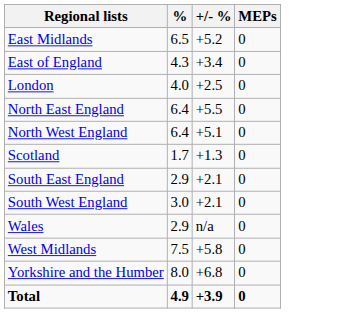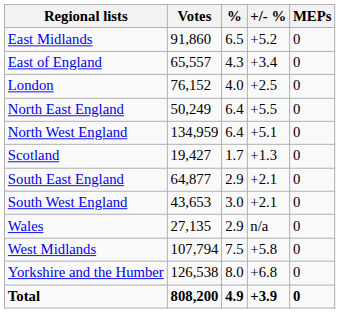+ column: (194, 16)
